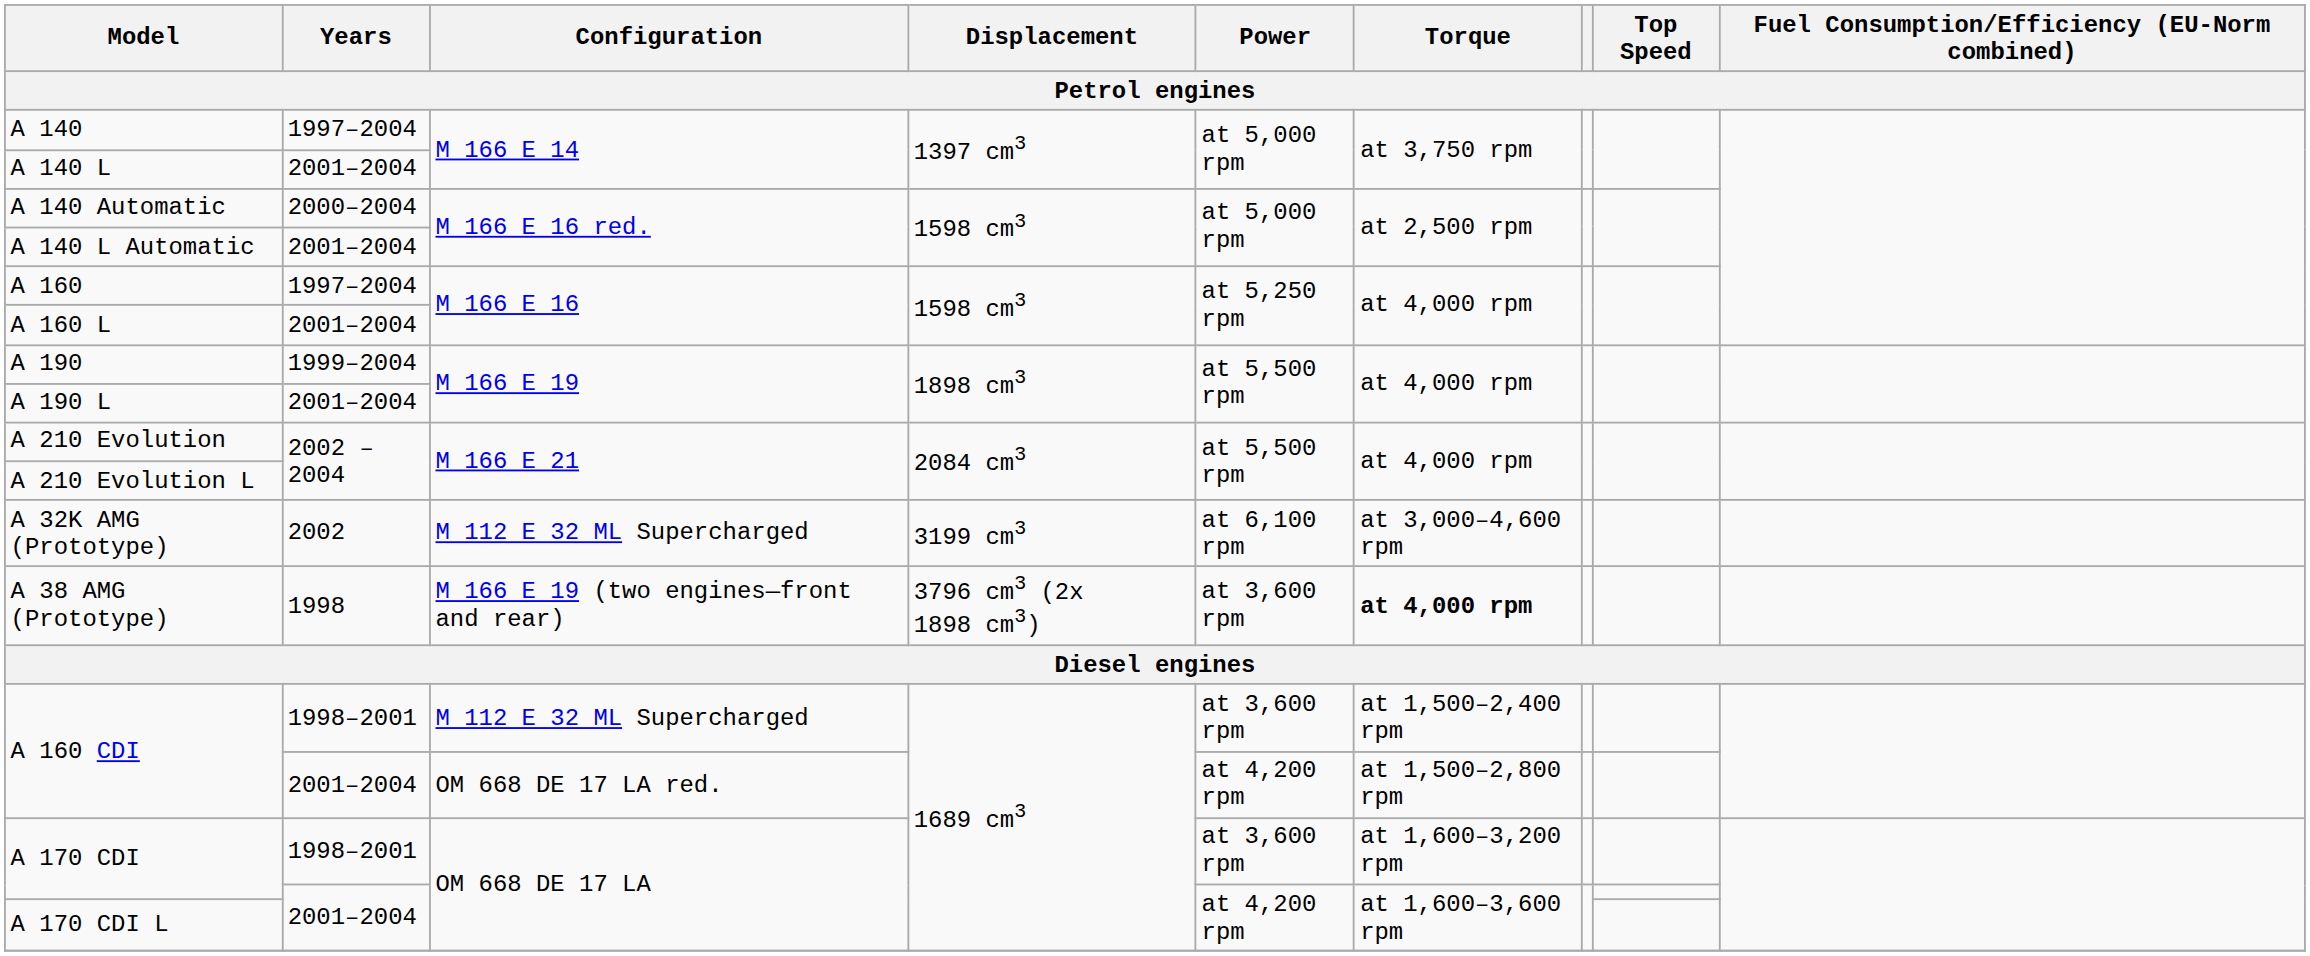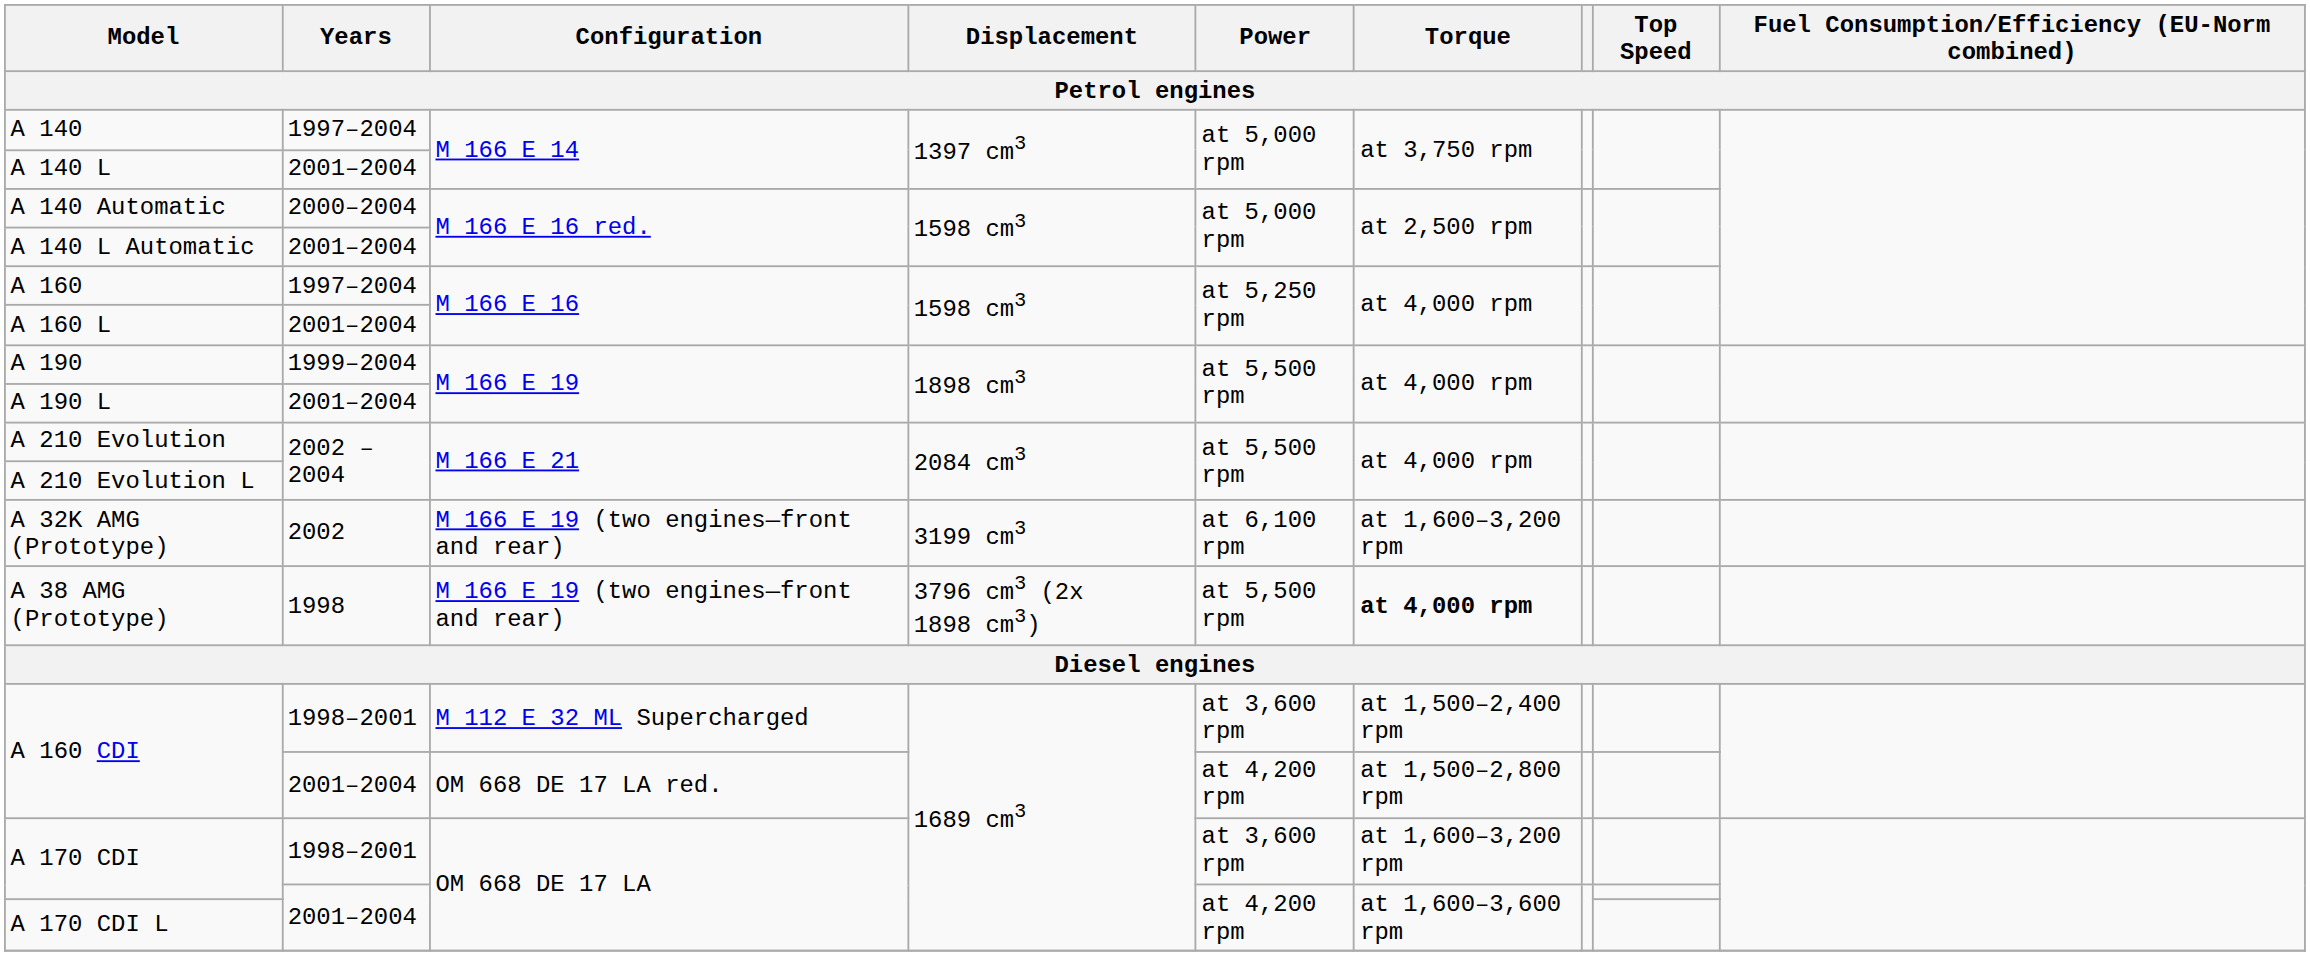(622, 534) M 112 E 32 ML Supercharged -> (644, 534) M 166 E 19 (two engines—front and rear)
(1461, 534) at 3,000–4,600 rpm -> (1461, 534) at 1,600–3,200 rpm
(1259, 606) at 3,600 rpm -> (1259, 606) at 5,500 rpm
